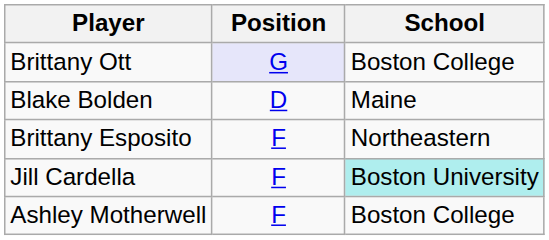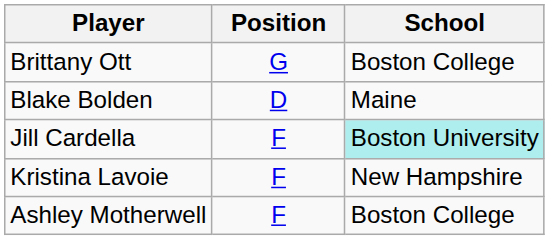(279, 61) lavender background -> (279, 61) no background
- row: (101, 138)
+ row: (90, 176)
